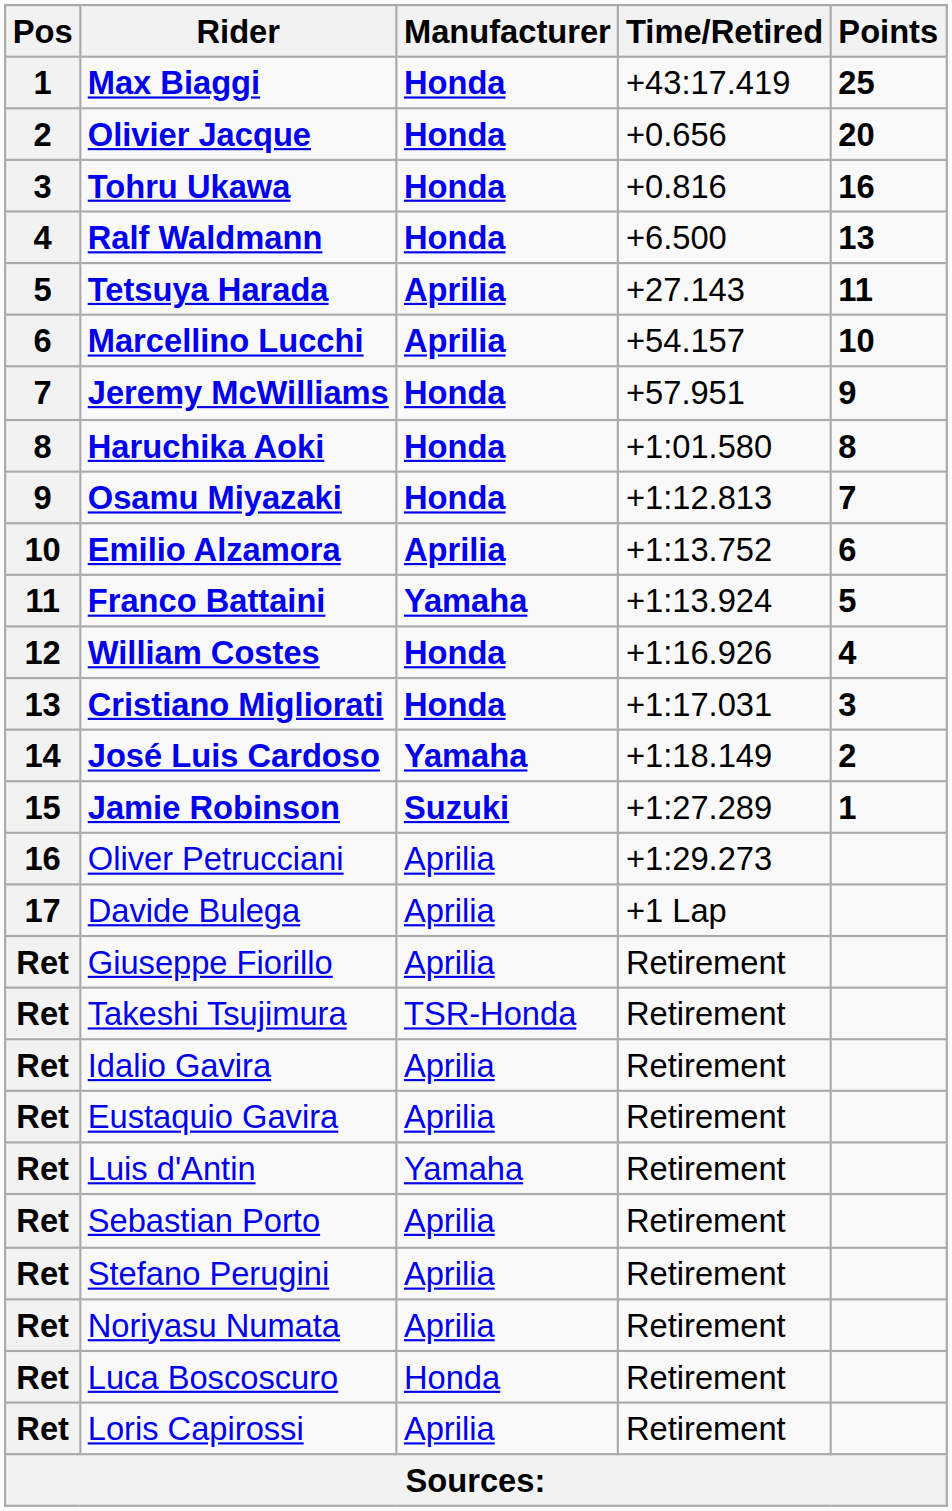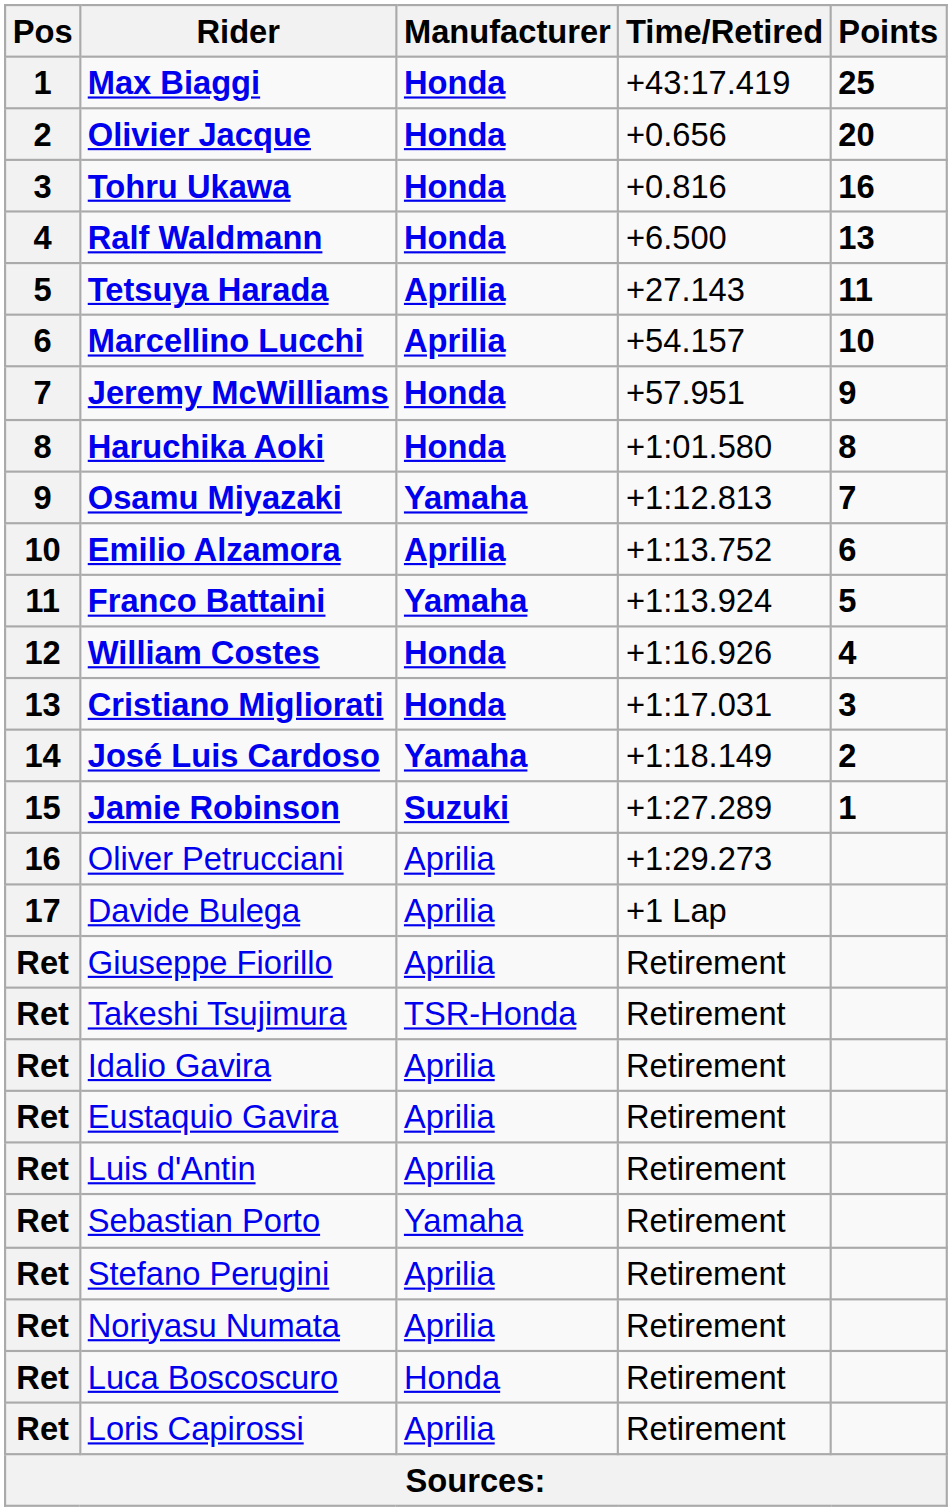(455, 497) Honda -> (466, 497) Yamaha
(464, 1169) Yamaha -> (449, 1169) Aprilia
(449, 1221) Aprilia -> (464, 1221) Yamaha
